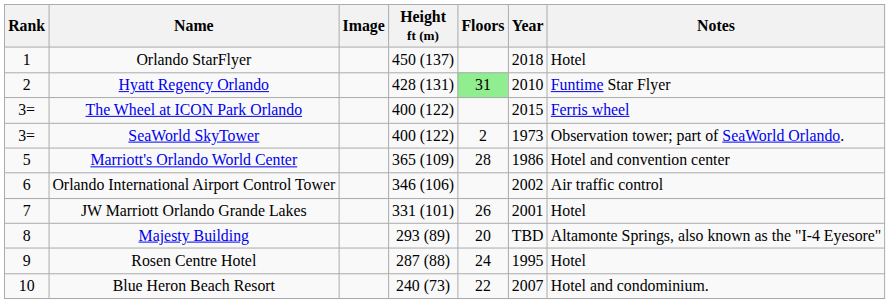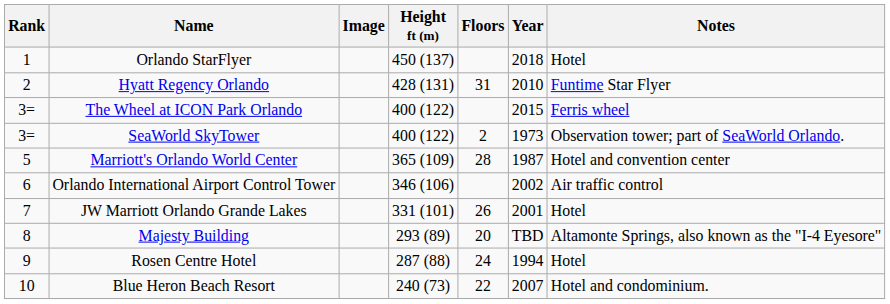(483, 85) lightgreen background -> (483, 85) no background
(528, 160) 1986 -> (528, 160) 1987
(528, 260) 1995 -> (528, 260) 1994
